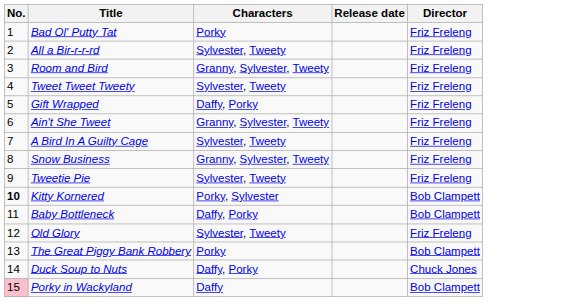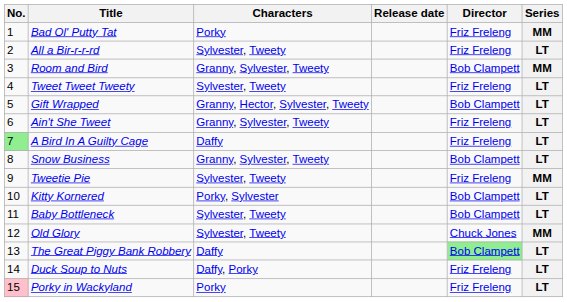+ column: (542, 13)
(441, 68) Friz Freleng -> (485, 68) Bob Clampett
(227, 104) Daffy, Porky -> (283, 104) Granny, Hector, Sylvester, Tweety
(441, 104) Friz Freleng -> (485, 104) Bob Clampett
(10, 141) no background -> (10, 141) lightgreen background
(241, 141) Sylvester, Tweety -> (210, 141) Daffy
(441, 159) Friz Freleng -> (485, 159) Bob Clampett
(13, 196) bold -> (13, 196) normal
(227, 214) Daffy, Porky -> (241, 214) Sylvester, Tweety
(441, 232) Friz Freleng -> (483, 232) Chuck Jones
(211, 251) Porky -> (210, 251) Daffy
(445, 251) no background -> (485, 251) lightgreen background
(443, 269) Chuck Jones -> (481, 269) Friz Freleng
(210, 287) Daffy -> (211, 287) Porky
(445, 287) Bob Clampett -> (481, 287) Friz Freleng
